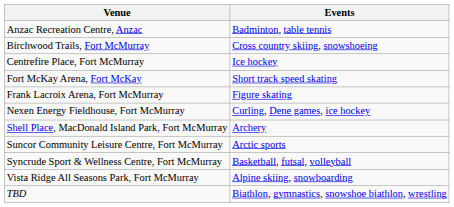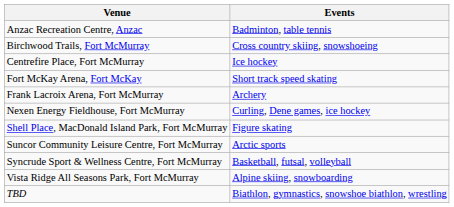(262, 95) Figure skating -> (249, 95) Archery
(249, 128) Archery -> (262, 128) Figure skating
